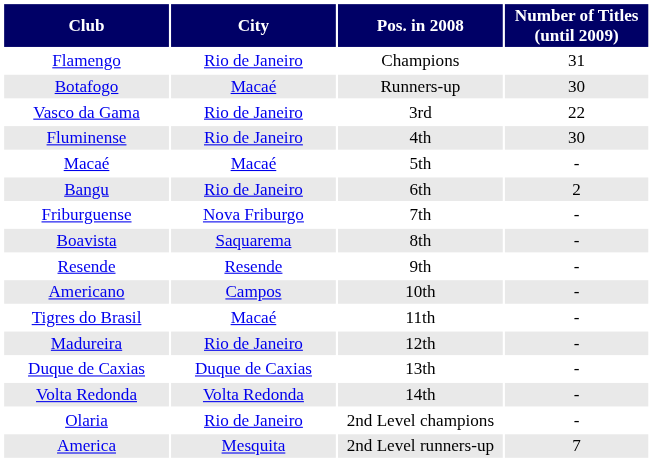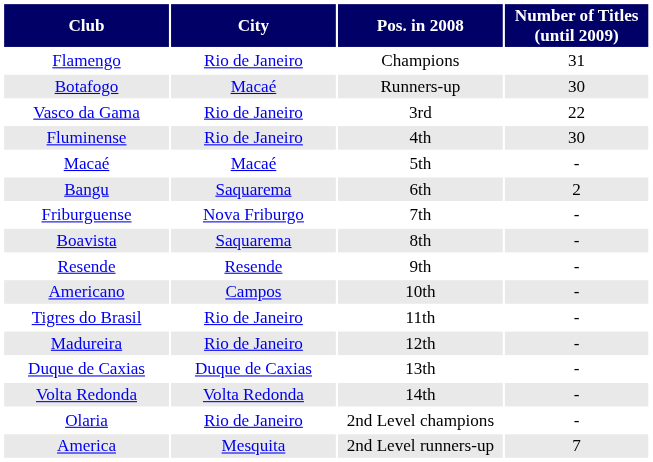(253, 189) Rio de Janeiro -> (253, 189) Saquarema
(253, 317) Macaé -> (253, 317) Rio de Janeiro
